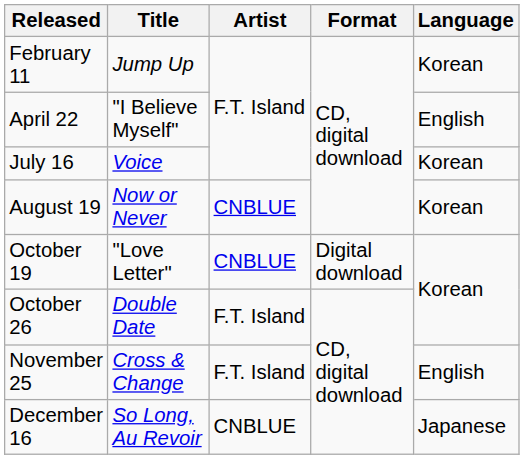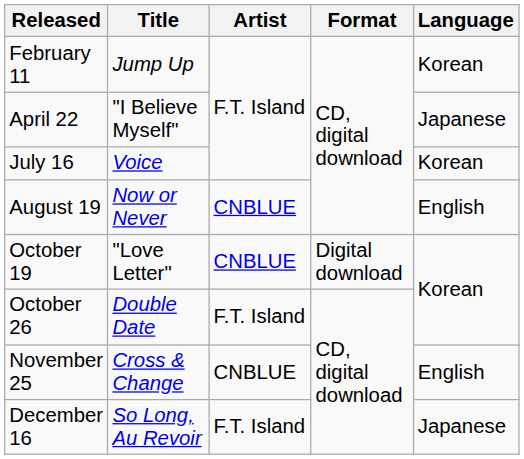(451, 119) English -> (462, 119) Japanese
(451, 206) Korean -> (451, 206) English
(259, 371) F.T. Island -> (255, 371) CNBLUE
(255, 427) CNBLUE -> (259, 427) F.T. Island
